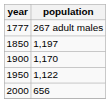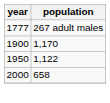- row: (18, 43)
(42, 91) 656 -> (42, 75) 658
